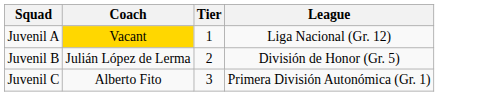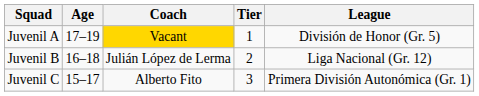+ column: (83, 15)
(329, 36) Liga Nacional (Gr. 12) -> (369, 36) División de Honor (Gr. 5)
(329, 58) División de Honor (Gr. 5) -> (369, 58) Liga Nacional (Gr. 12)
